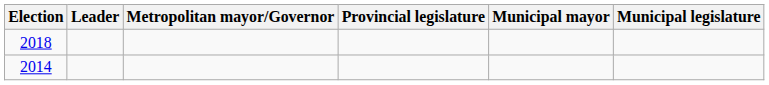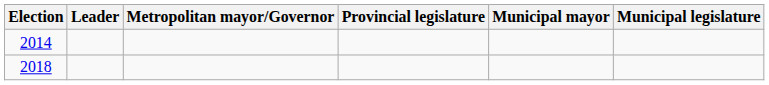rows swapped: (36, 67) <-> (36, 42)
